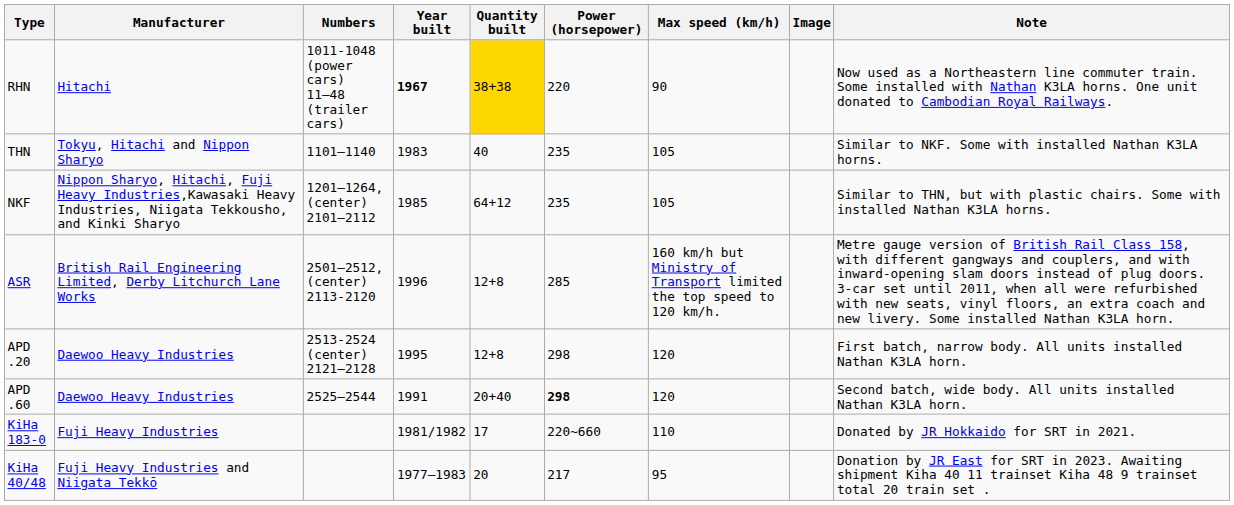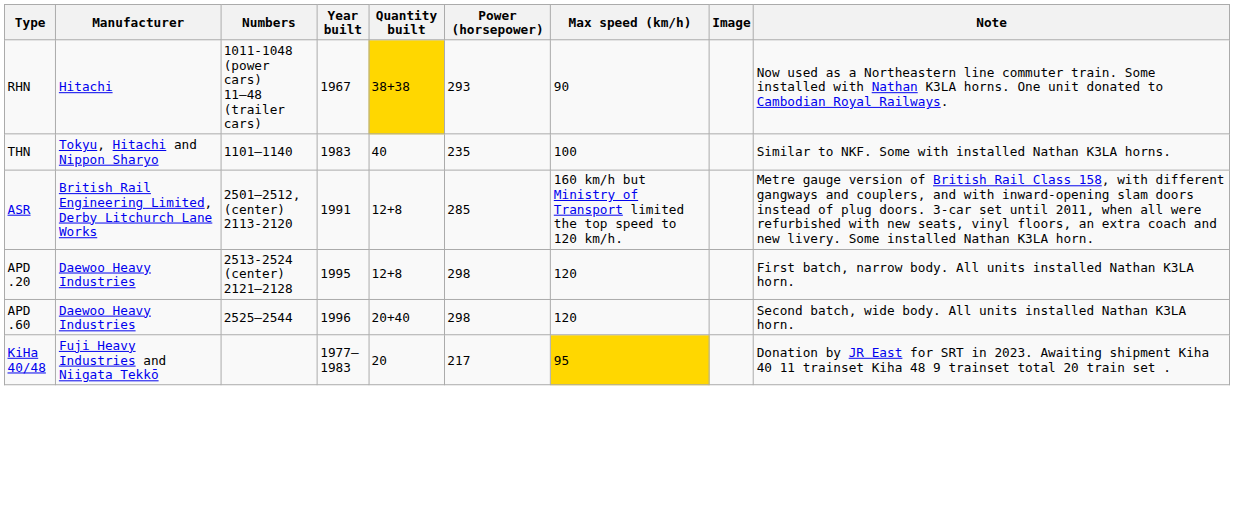(412, 87) bold -> (336, 87) normal
(559, 87) 220 -> (459, 87) 293
(663, 152) 105 -> (565, 152) 100
- row: (19, 202)
(412, 282) 1996 -> (336, 209) 1991
(412, 397) 1991 -> (336, 317) 1996
(559, 397) bold -> (459, 317) normal
- row: (27, 432)
(659, 475) no background -> (561, 360) gold background
